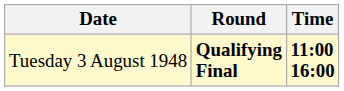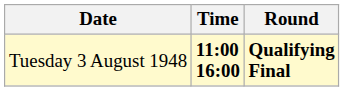columns swapped: (313, 19) <-> (239, 19)
